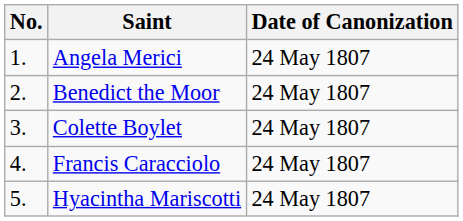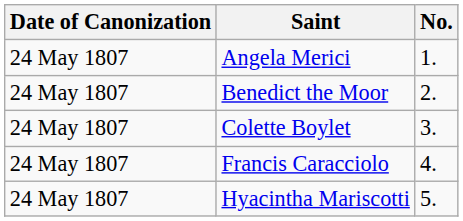columns swapped: (26, 22) <-> (352, 22)
